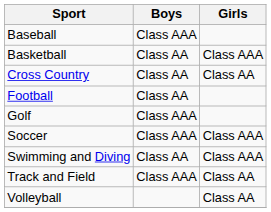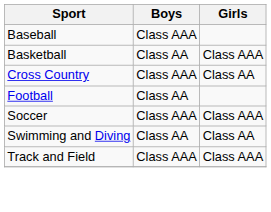(162, 75) Class AA -> (167, 75) Class AAA
- row: (19, 116)
(233, 156) Class AAA -> (229, 136) Class AA
(229, 177) Class AA -> (233, 156) Class AAA
- row: (34, 197)
